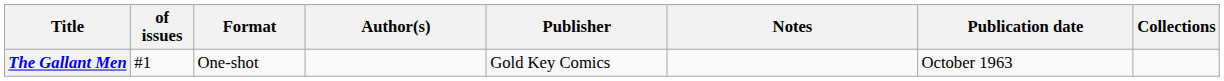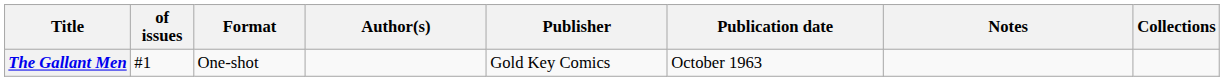columns swapped: (1025, 27) <-> (792, 27)
